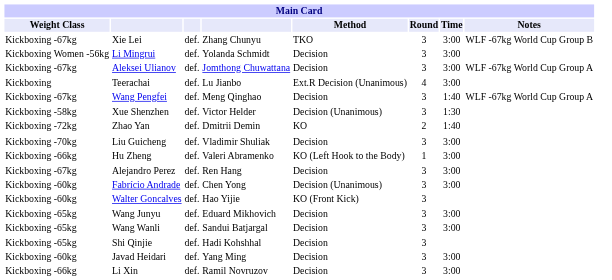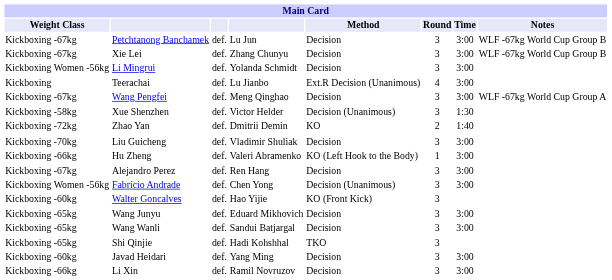+ row: (161, 39)
(303, 39) TKO -> (324, 54) Decision
- row: (144, 68)
(452, 97) 1:40 -> (465, 97) 3:00
(41, 185) Kickboxing -60kg -> (57, 185) Kickboxing Women -56kg
(310, 242) Decision -> (316, 242) TKO
